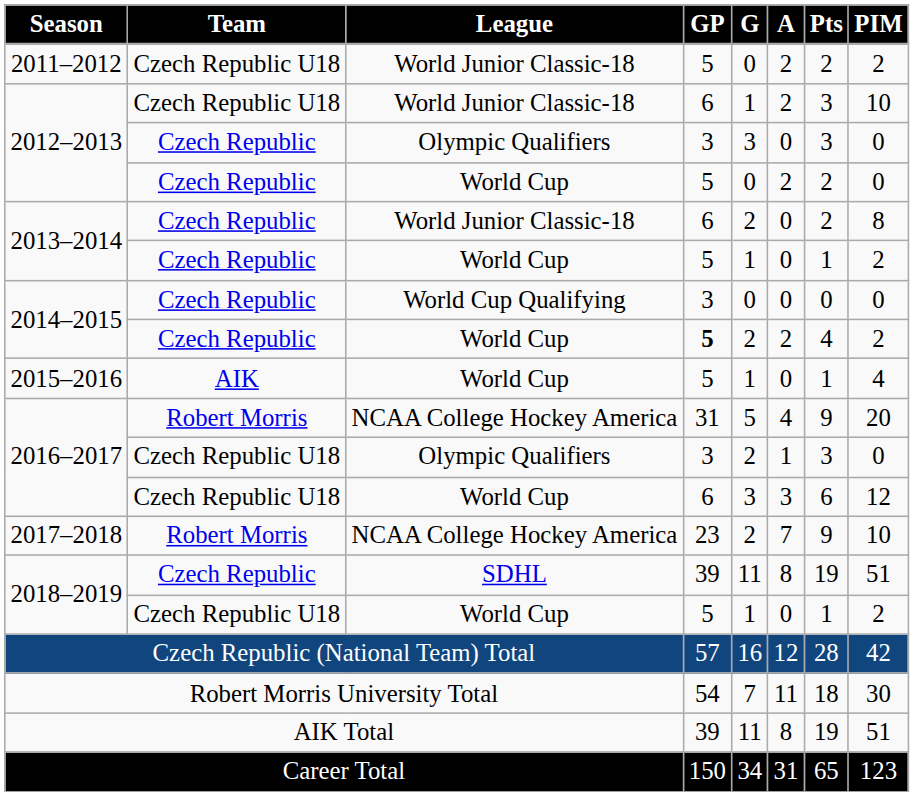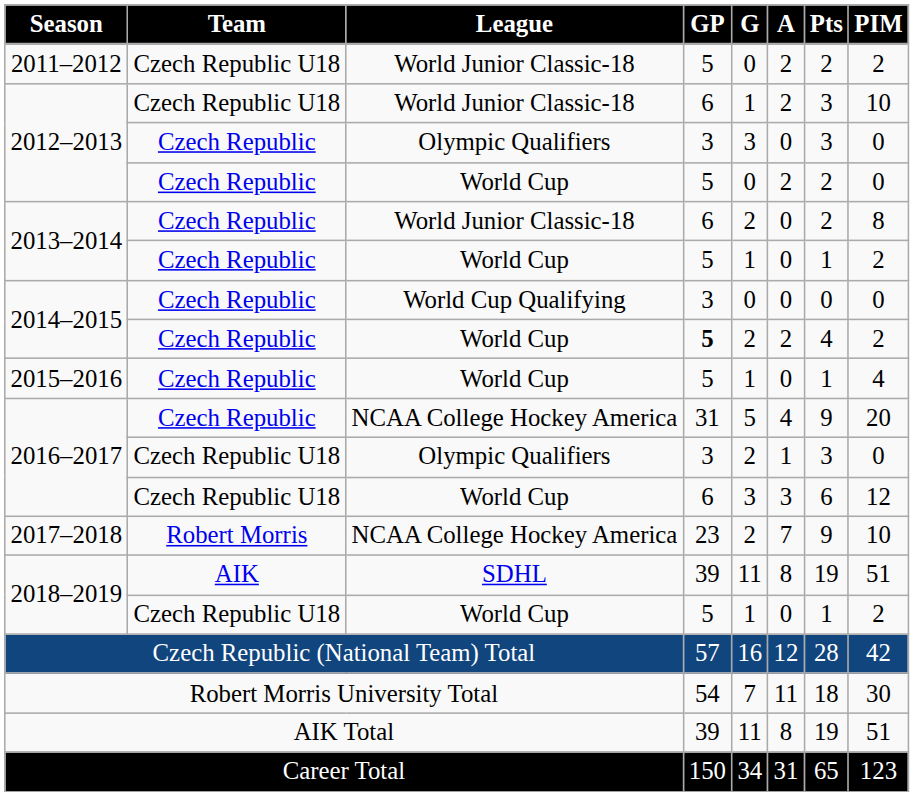(237, 378) AIK -> (237, 378) Czech Republic
(237, 417) Robert Morris -> (237, 417) Czech Republic
(237, 574) Czech Republic -> (237, 574) AIK
